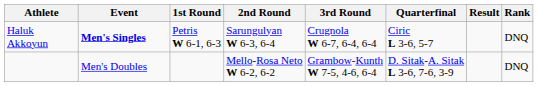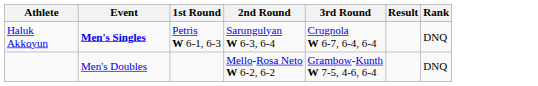- column: (426, 13)
